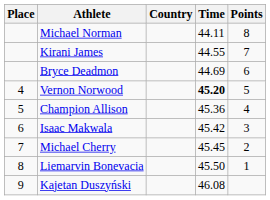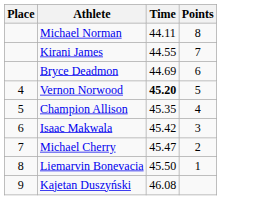- column: (171, 14)
(212, 109) 45.36 -> (163, 109) 45.35
(212, 147) 45.45 -> (163, 147) 45.47
